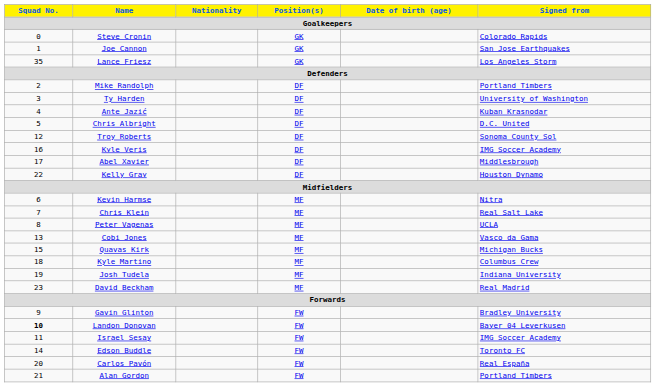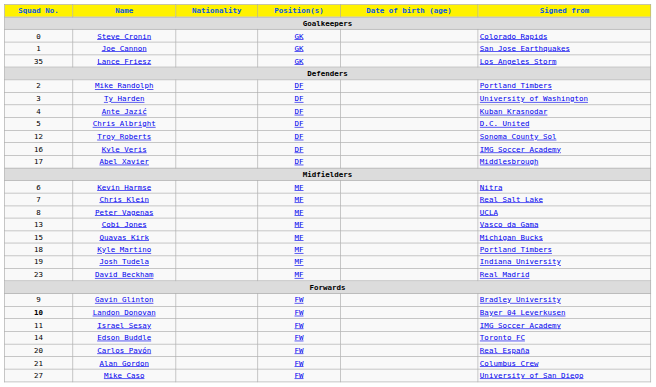- row: (124, 174)
(509, 262) Columbus Crew -> (516, 249) Portland Timbers
(516, 375) Portland Timbers -> (509, 363) Columbus Crew
+ row: (124, 375)
